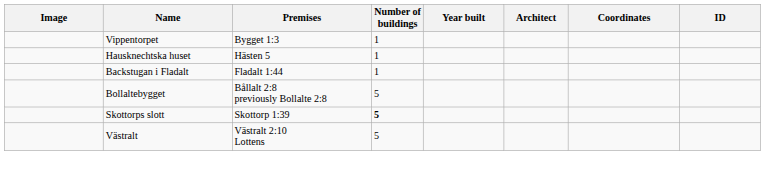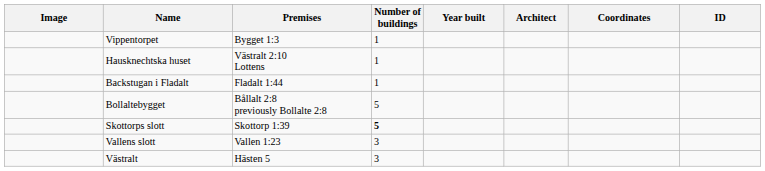(252, 55) Hästen 5 -> (261, 61) Västralt 2:10 Lottens
+ row: (131, 142)
(261, 136) Västralt 2:10 Lottens -> (252, 158) Hästen 5
(377, 136) 5 -> (377, 158) 3
